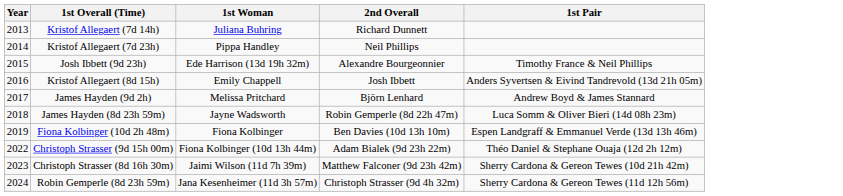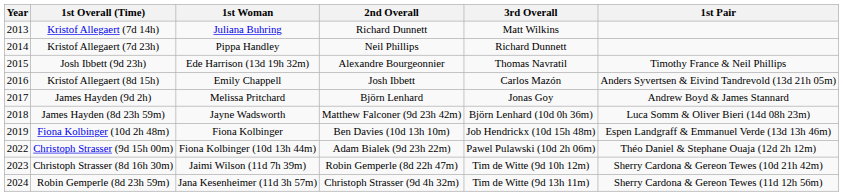+ column: (531, 13)
(392, 115) Robin Gemperle (8d 22h 47m) -> (392, 115) Matthew Falconer (9d 23h 42m)
(392, 166) Matthew Falconer (9d 23h 42m) -> (392, 166) Robin Gemperle (8d 22h 47m)
